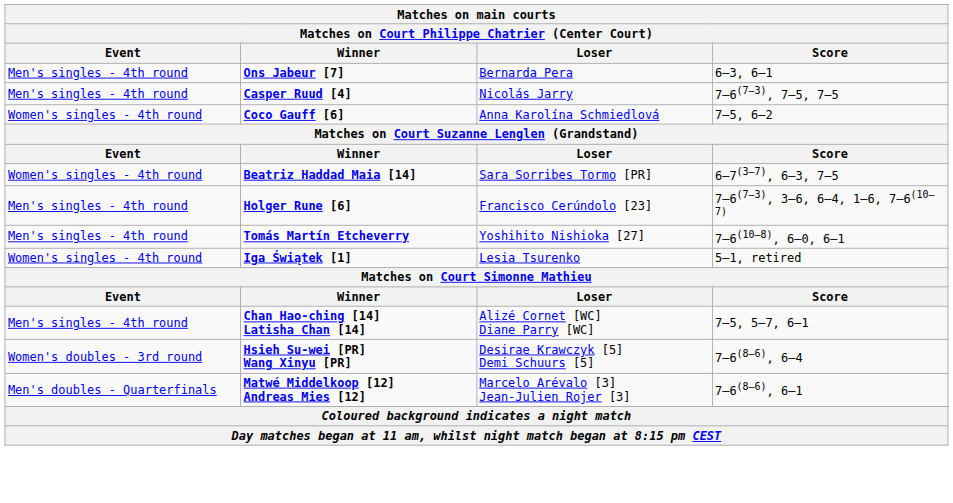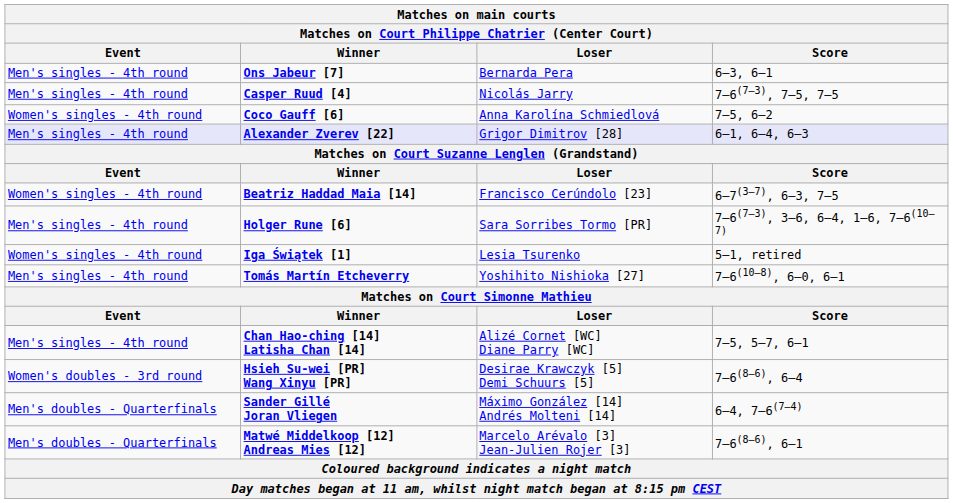+ row: (319, 134)
(566, 175) Sara Sorribes Tormo [PR] -> (566, 194) Francisco Cerúndolo [23]
(566, 206) Francisco Cerúndolo [23] -> (566, 225) Sara Sorribes Tormo [PR]
rows swapped: (298, 258) <-> (326, 237)
+ row: (290, 409)
